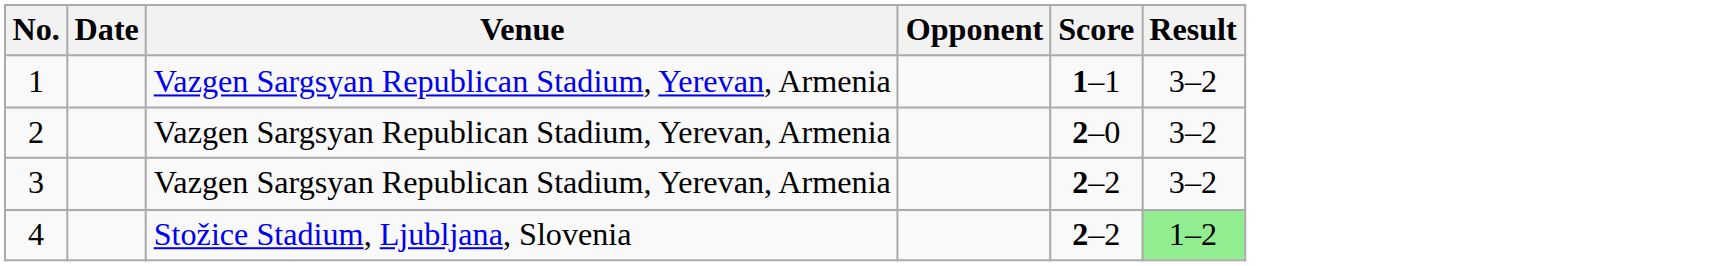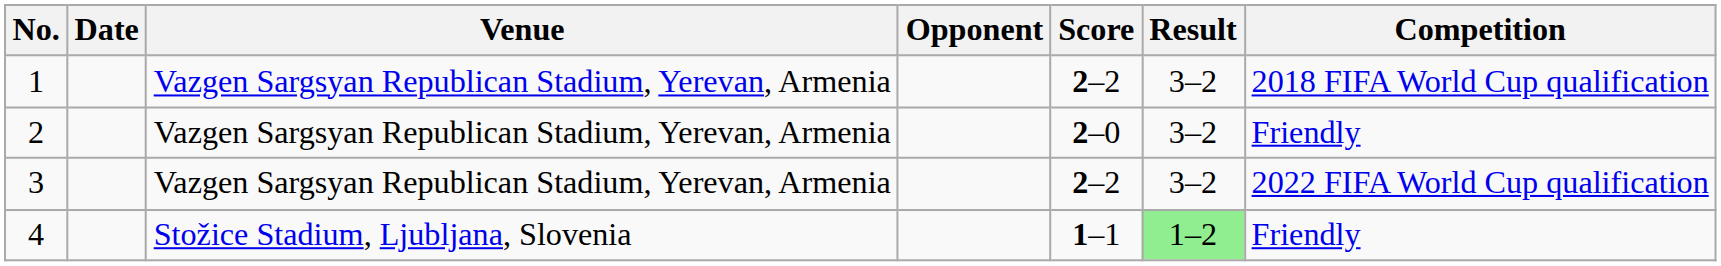+ column: (1480, 30)
(1096, 81) 1–1 -> (1096, 81) 2–2
(1096, 234) 2–2 -> (1096, 234) 1–1
